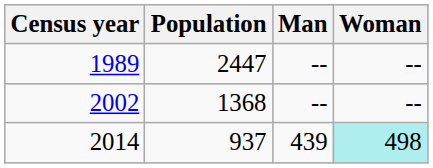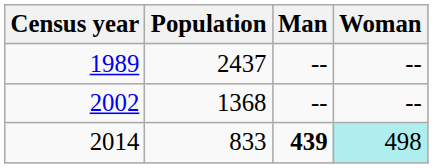(242, 63) 2447 -> (242, 63) 2437
(248, 142) 937 -> (248, 142) 833
(309, 142) normal -> (309, 142) bold
